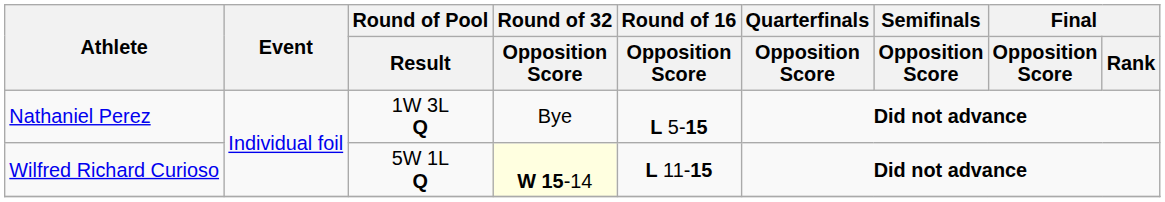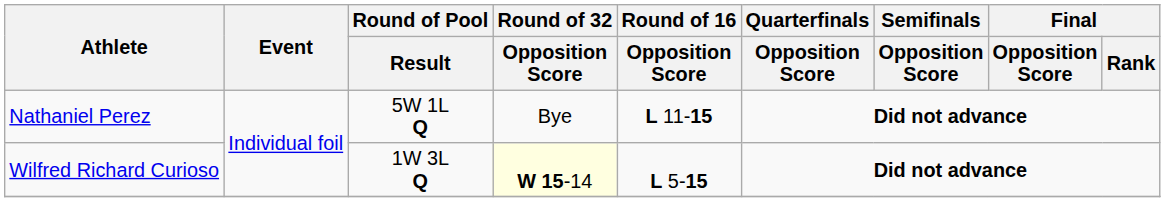(420, 117) 1W 3L Q -> (420, 117) 5W 1L Q
(679, 128) L 5-15 -> (679, 117) L 11-15
(420, 170) 5W 1L Q -> (420, 170) 1W 3L Q
(679, 170) L 11-15 -> (679, 181) L 5-15
